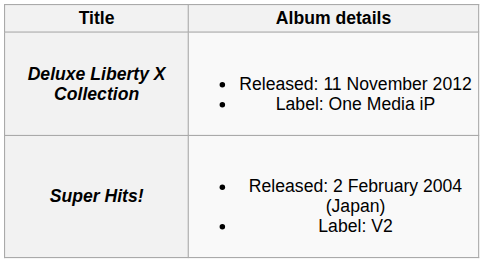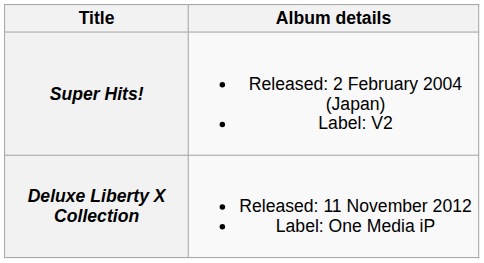rows swapped: (97, 196) <-> (97, 83)
